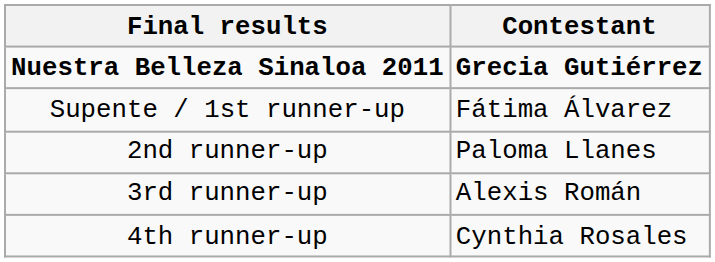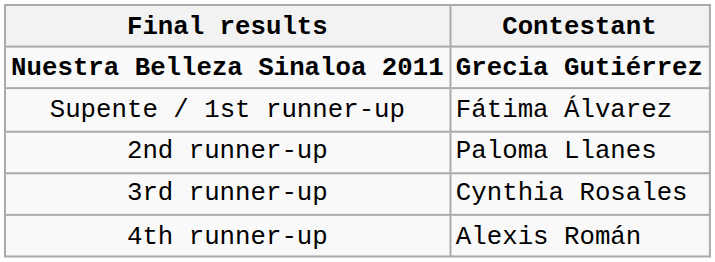(549, 194) Alexis Román -> (572, 194) Cynthia Rosales
(572, 236) Cynthia Rosales -> (549, 236) Alexis Román
